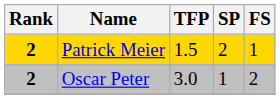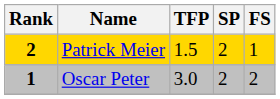(31, 79) 2 -> (31, 79) 1
(223, 79) 1 -> (223, 79) 2
